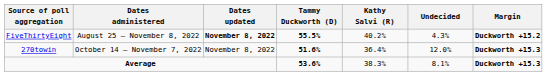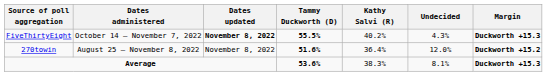(138, 35) August 25 – November 8, 2022 -> (138, 35) October 14 – November 7, 2022
(508, 35) Duckworth +15.2 -> (508, 35) Duckworth +15.3
(138, 49) October 14 – November 7, 2022 -> (138, 49) August 25 – November 8, 2022
(508, 49) Duckworth +15.3 -> (508, 49) Duckworth +15.2
